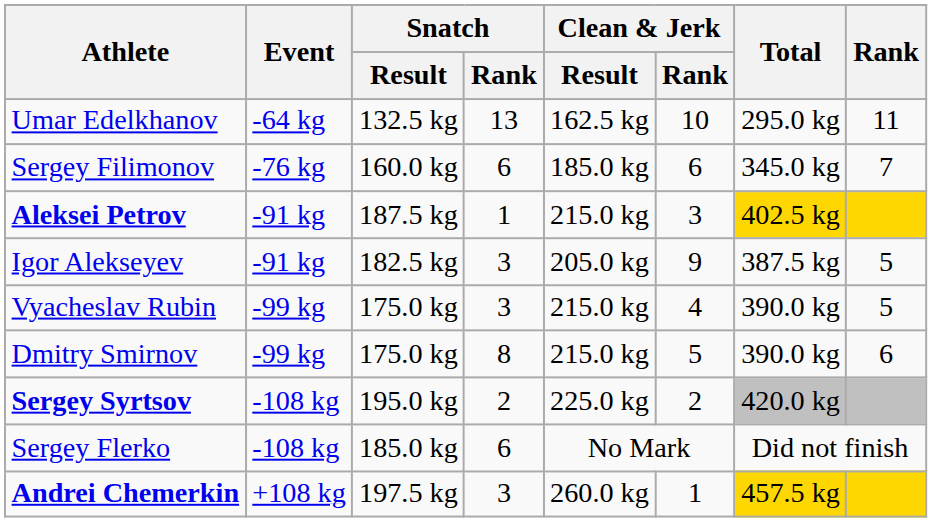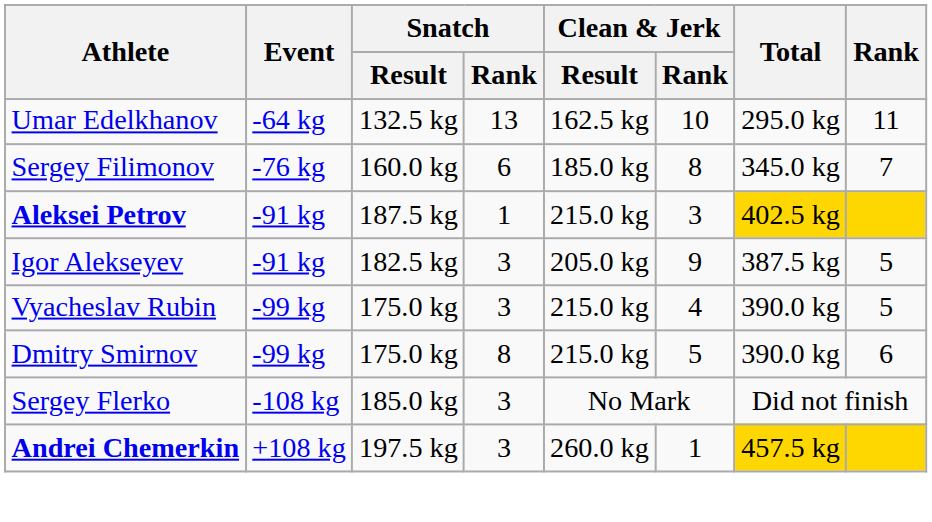(695, 167) 6 -> (695, 167) 8
- row: (101, 400)
(504, 447) 6 -> (504, 400) 3
